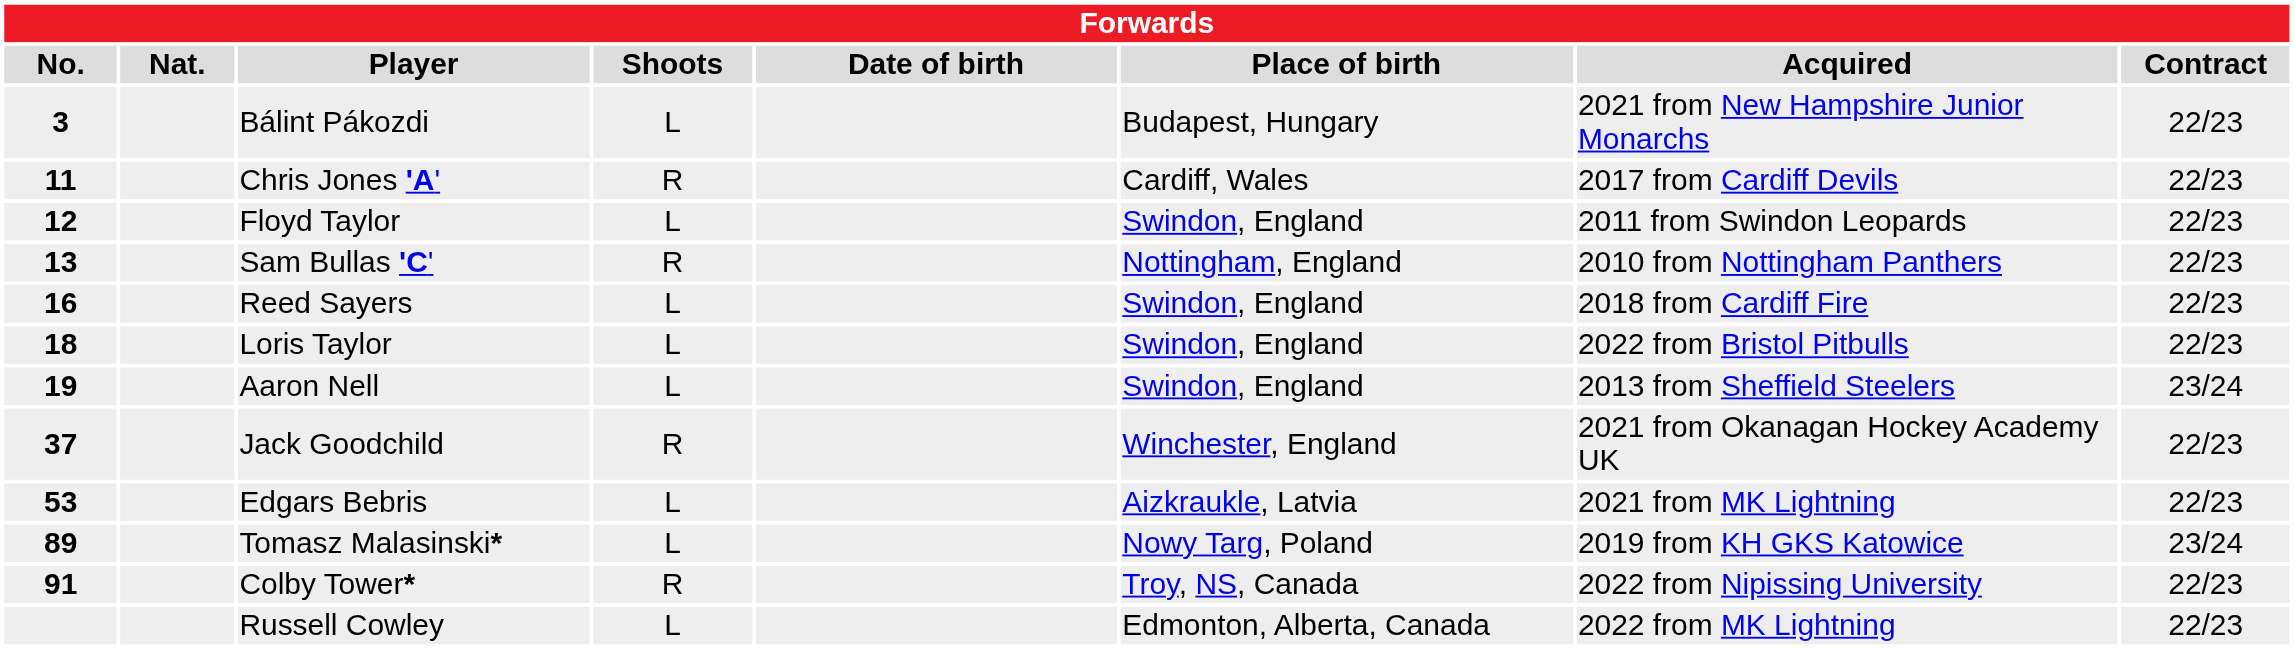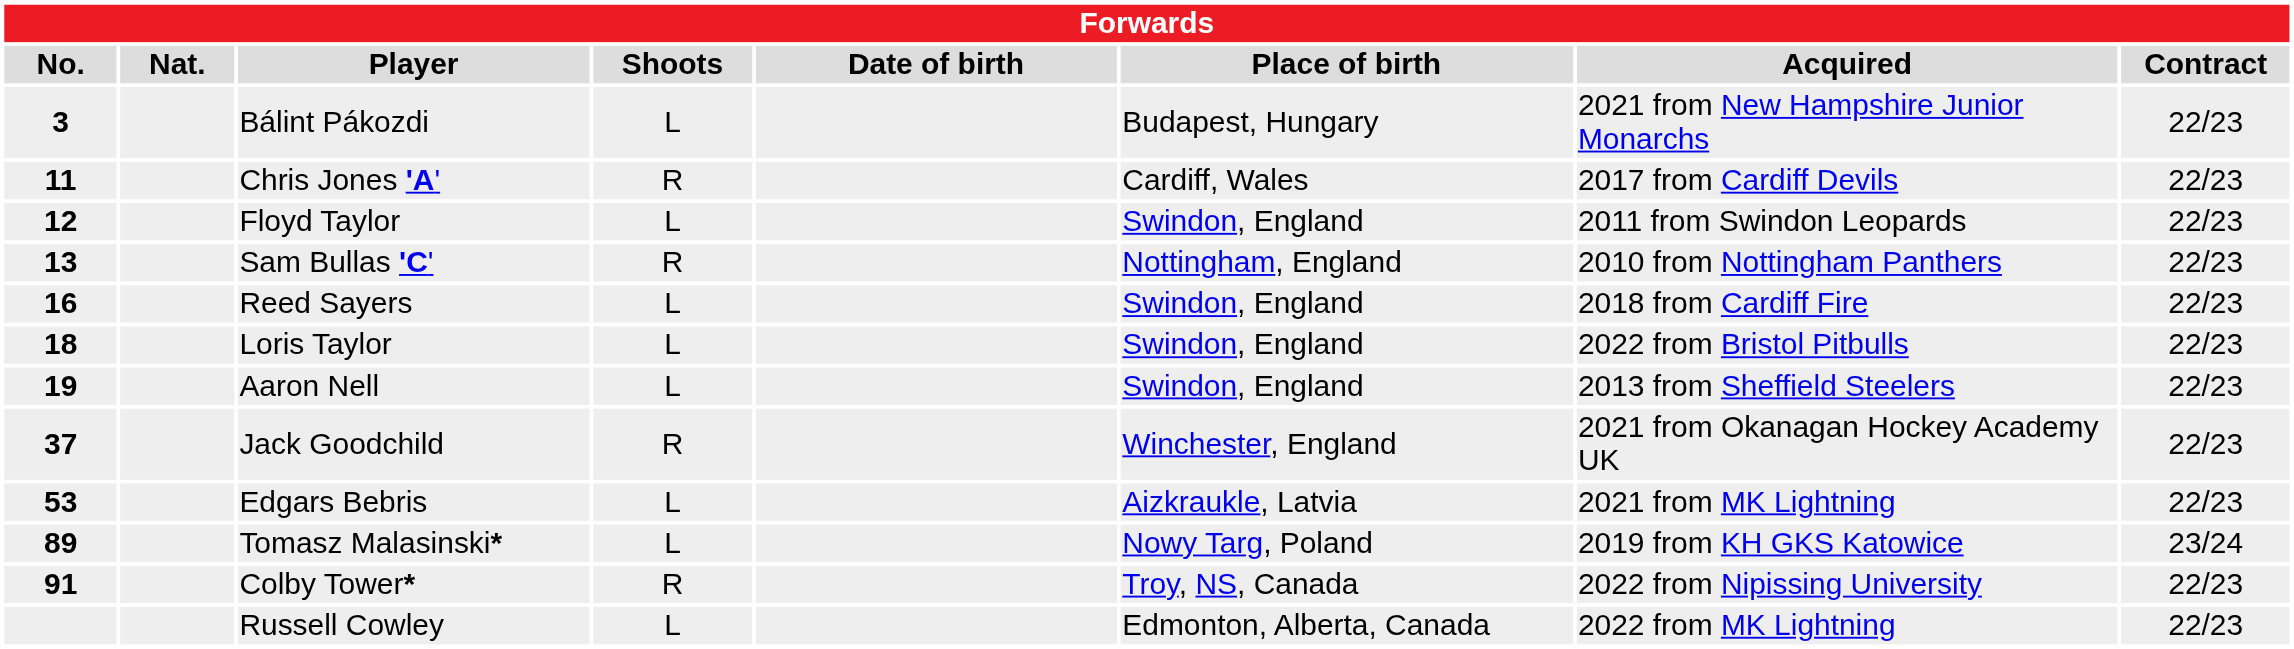(2206, 385) 23/24 -> (2206, 385) 22/23
